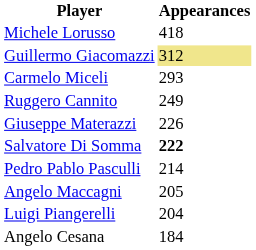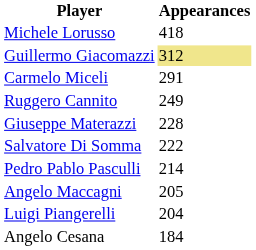(171, 78) 293 -> (171, 78) 291
(171, 123) 226 -> (171, 123) 228
(171, 146) bold -> (171, 146) normal
